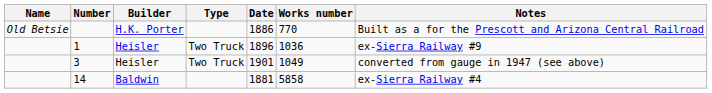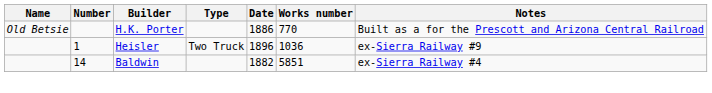- row: (77, 63)
(261, 80) 1881 -> (261, 63) 1882
(291, 80) 5858 -> (291, 63) 5851
